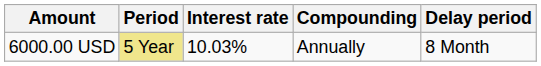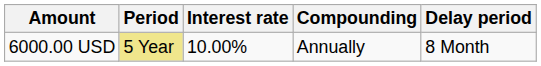(217, 46) 10.03% -> (217, 46) 10.00%
